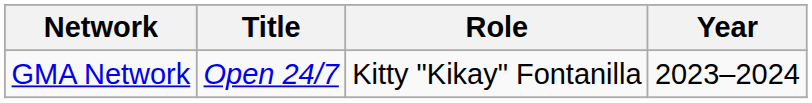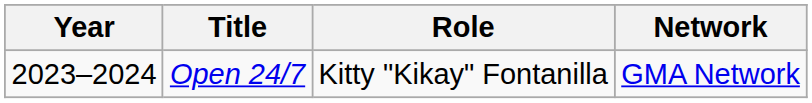columns swapped: (727, 27) <-> (101, 27)
